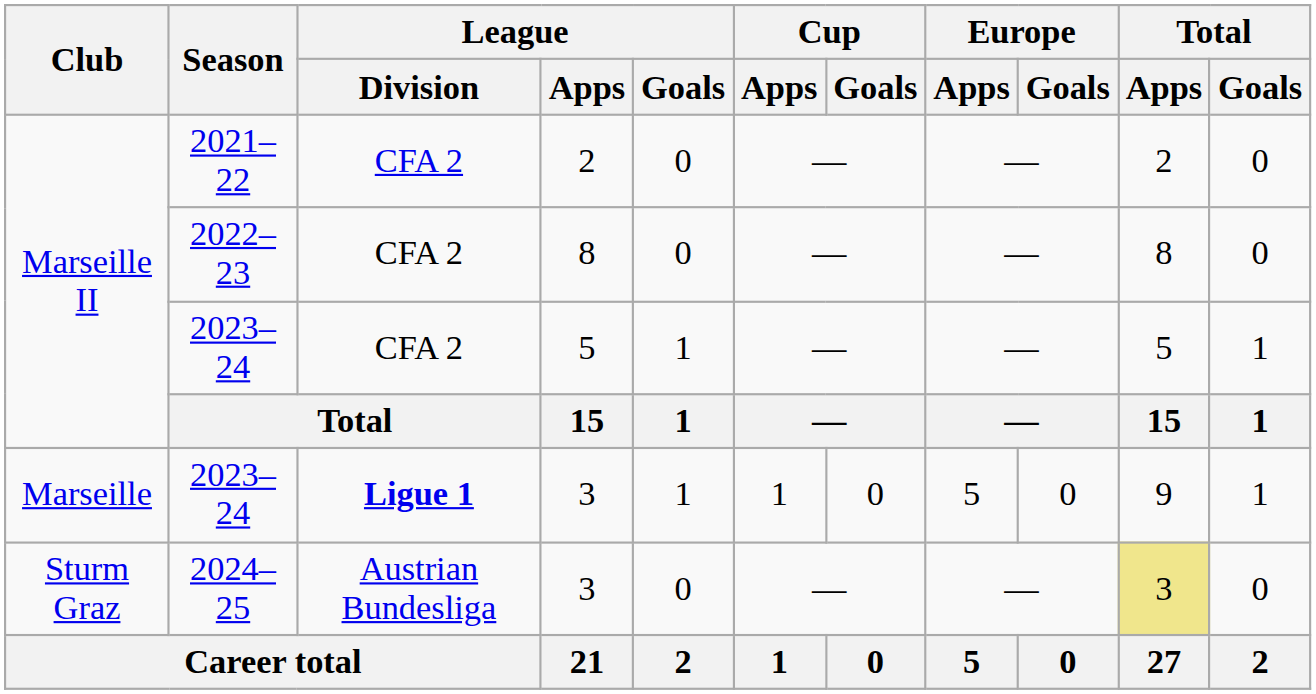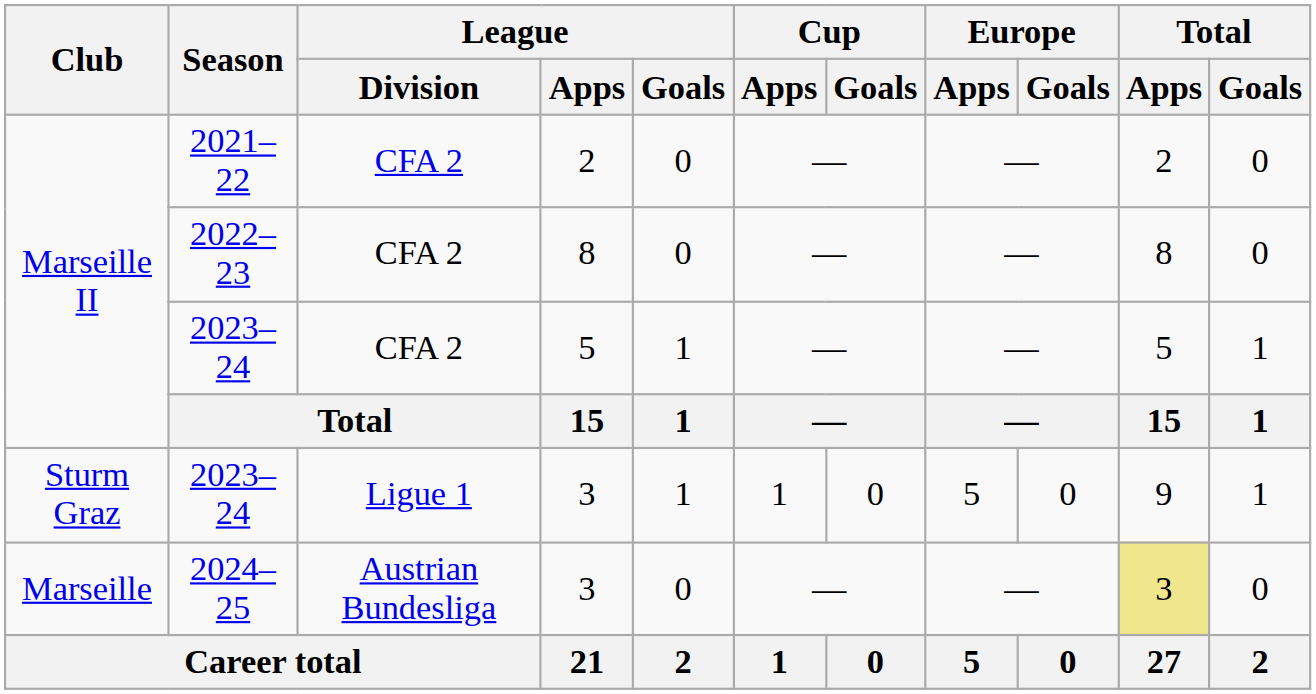(87, 494) Marseille -> (87, 494) Sturm Graz
(419, 494) bold -> (419, 494) normal
(87, 587) Sturm Graz -> (87, 587) Marseille
